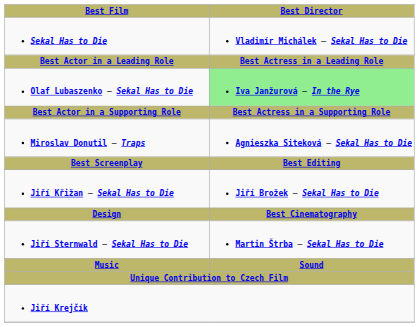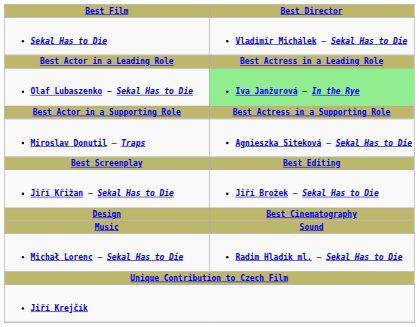- row: (107, 244)
+ row: (107, 257)
